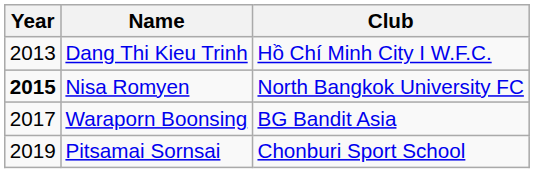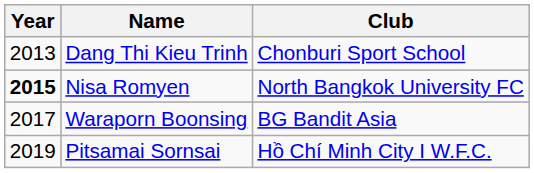(375, 53) Hồ Chí Minh City I W.F.C. -> (361, 53) Chonburi Sport School
(361, 151) Chonburi Sport School -> (375, 151) Hồ Chí Minh City I W.F.C.
